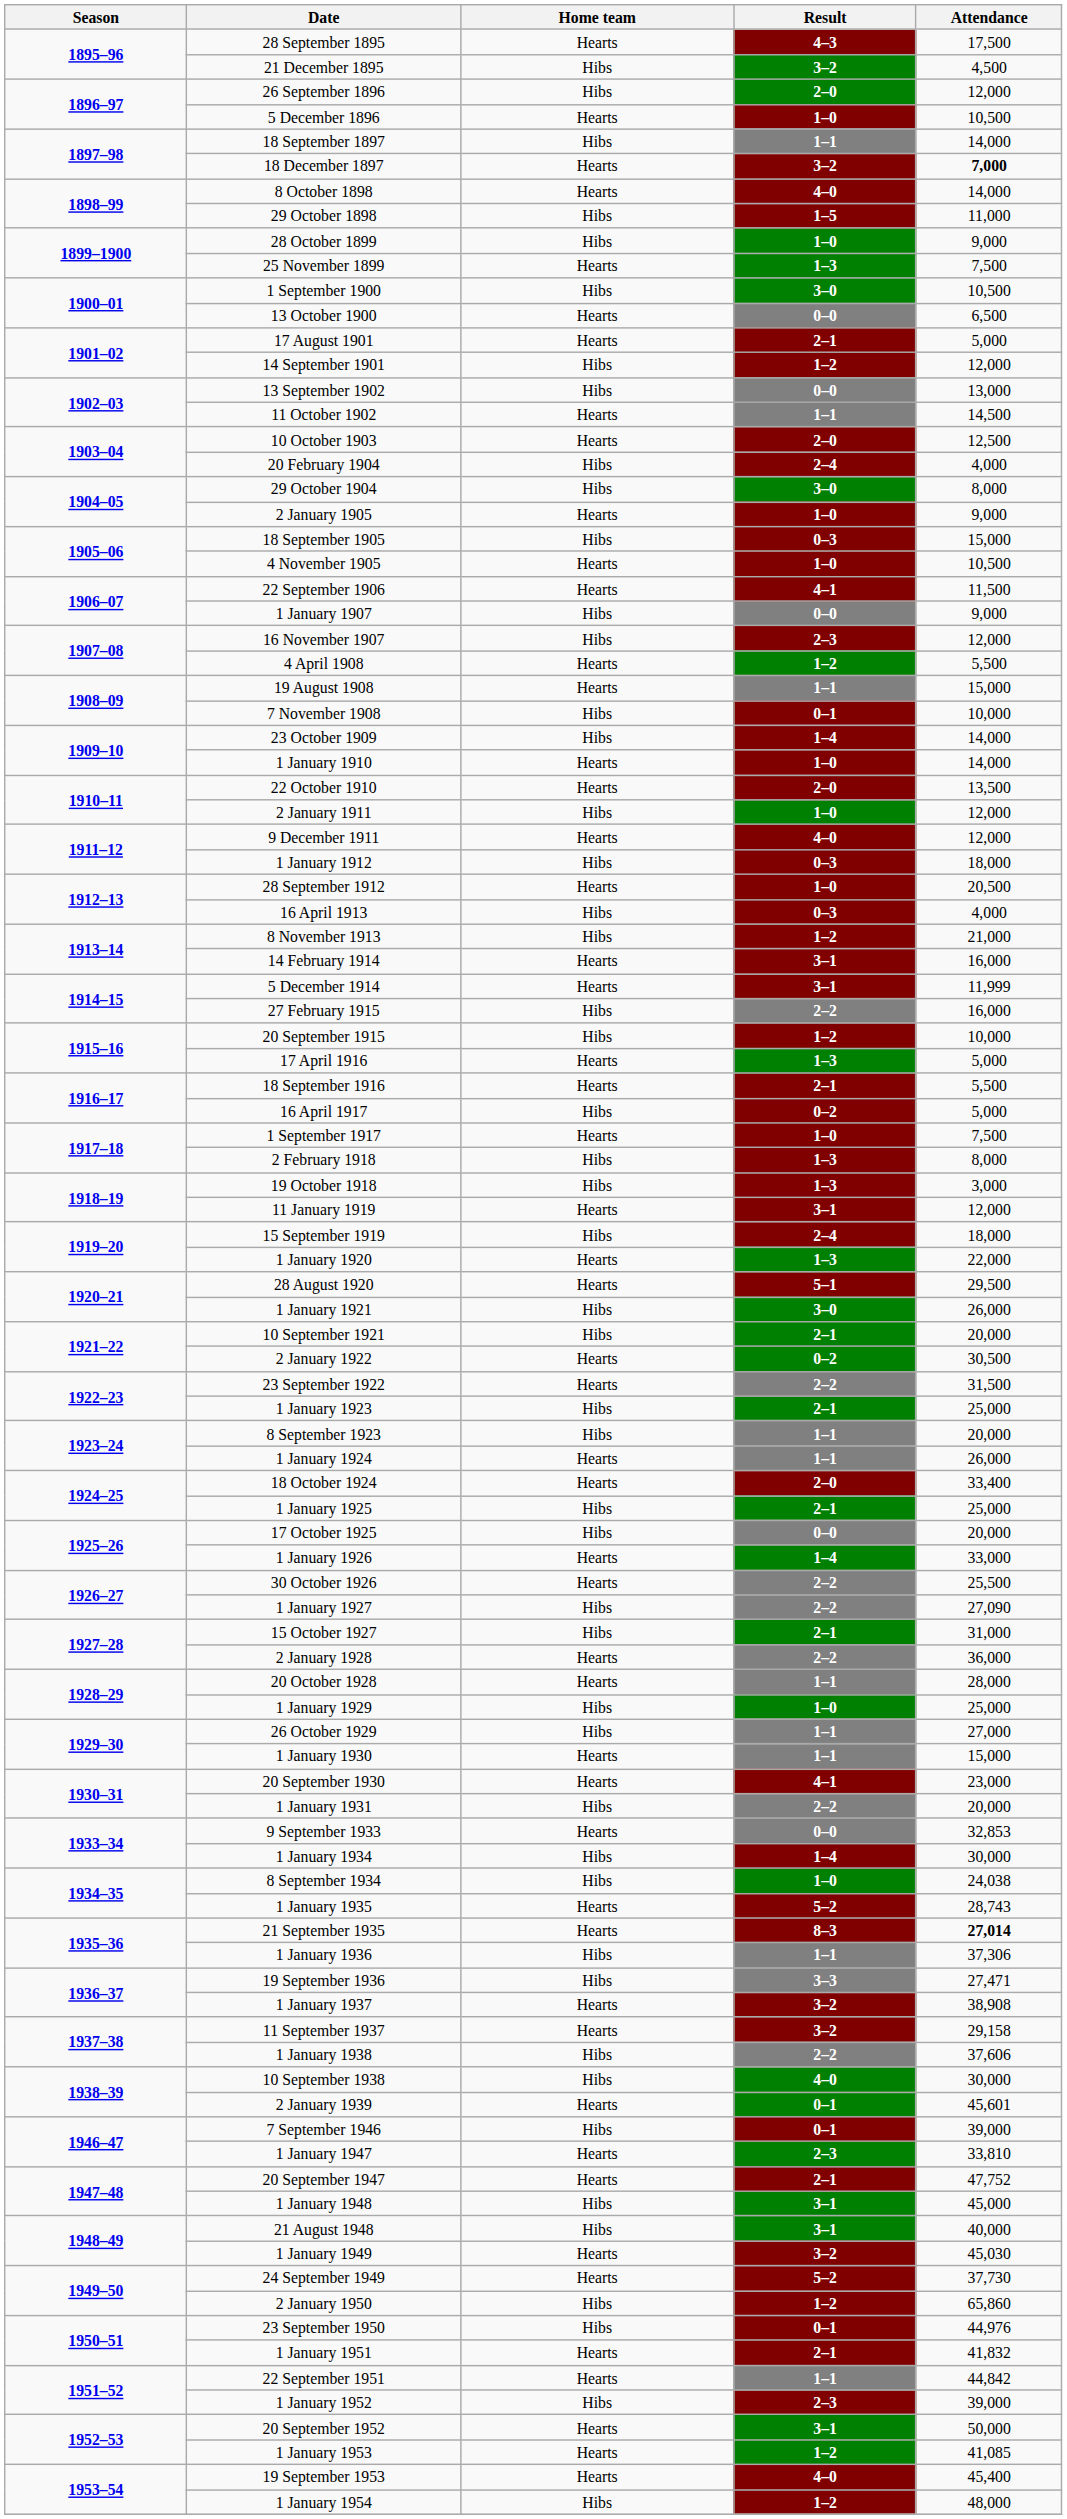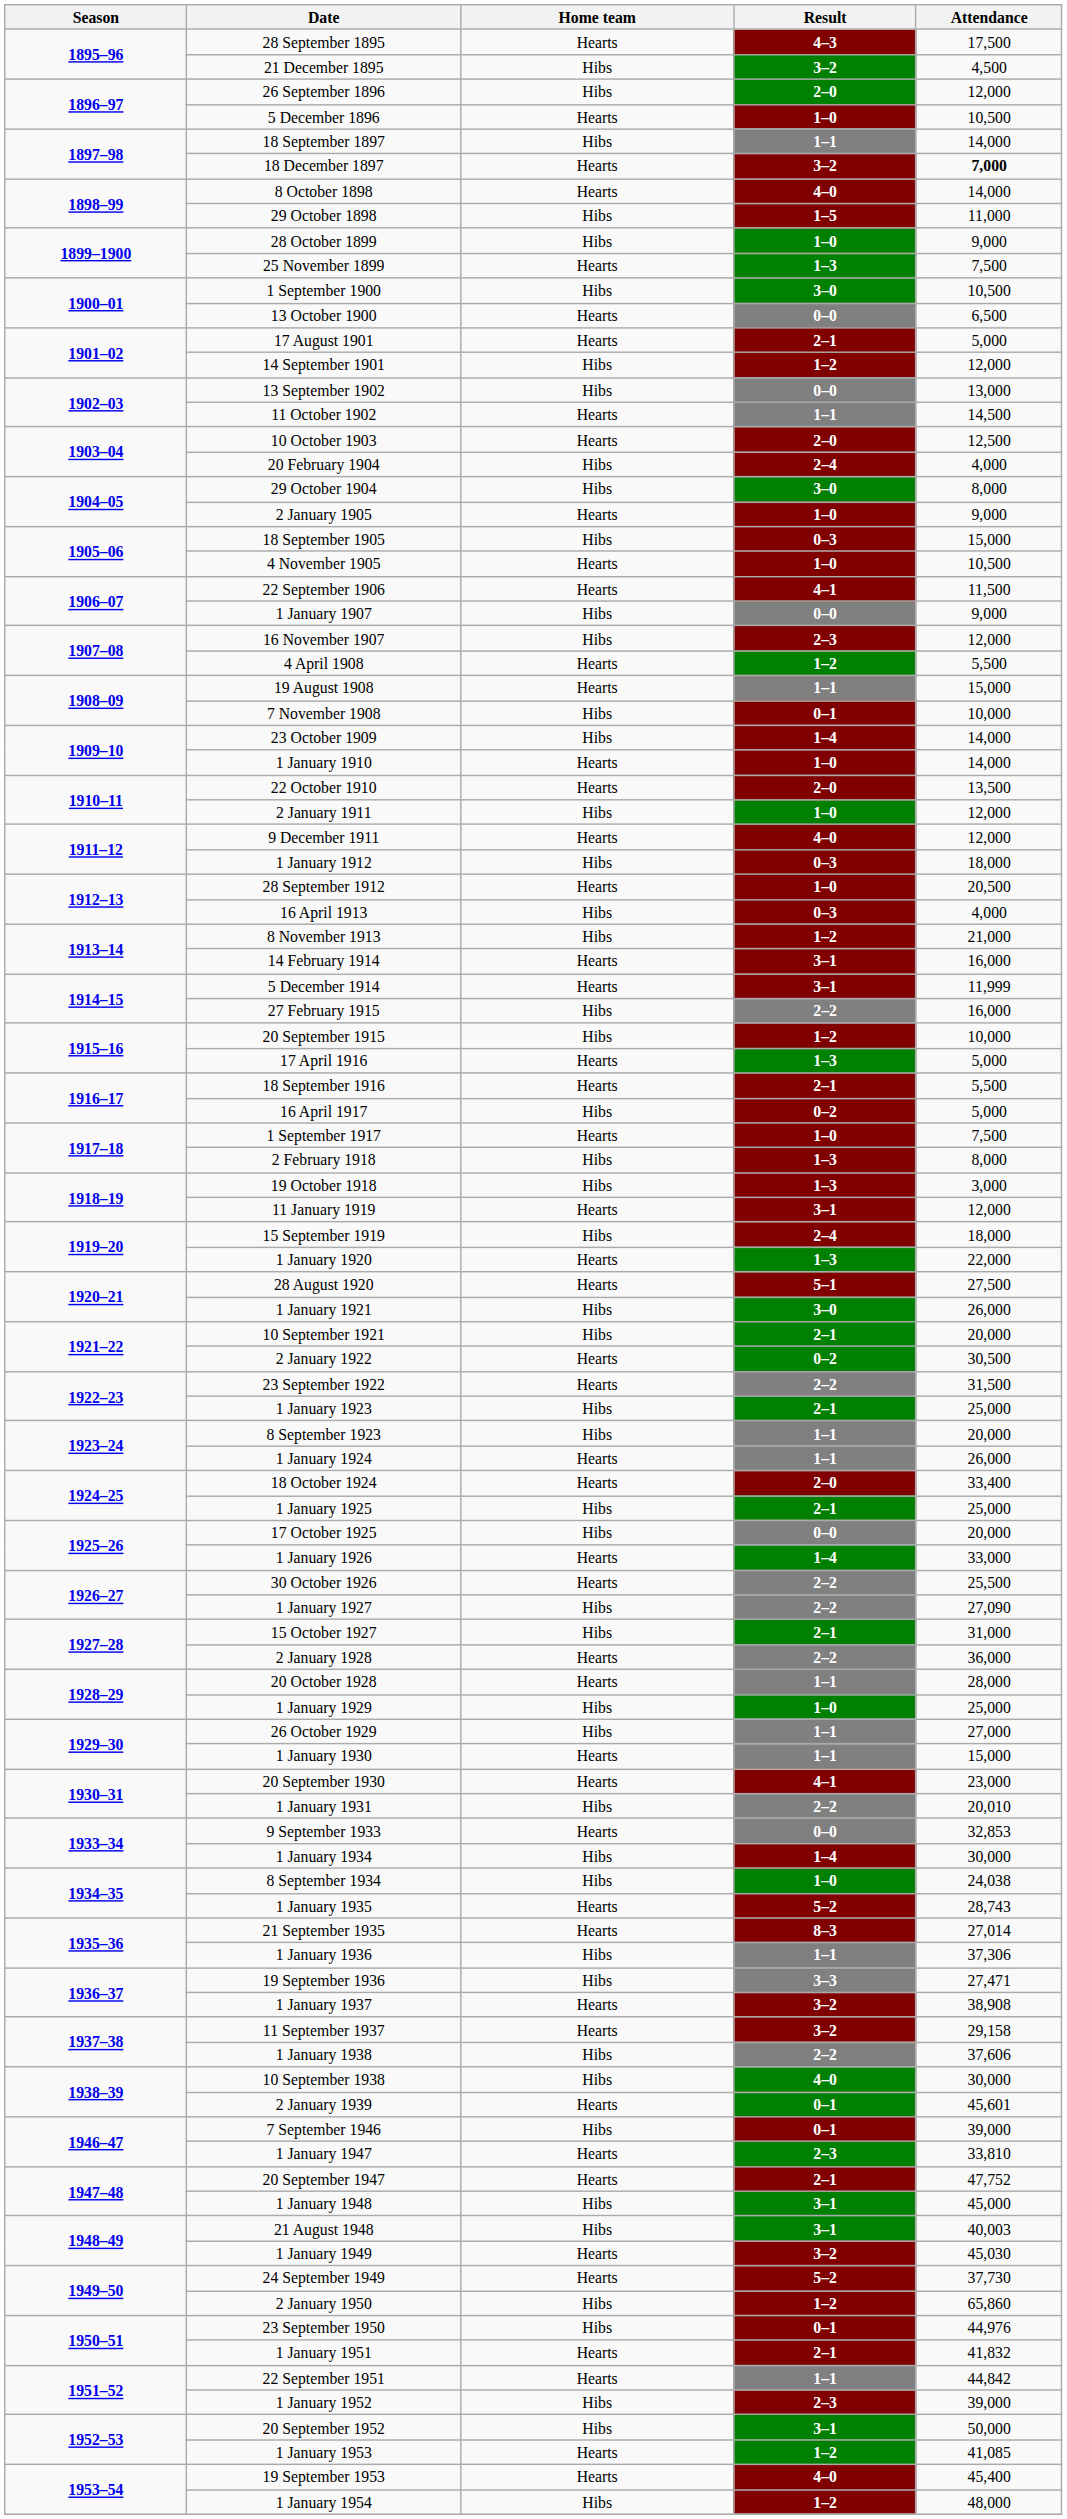(989, 1284) 29,500 -> (989, 1284) 27,500
(989, 1806) 20,000 -> (989, 1806) 20,010
(989, 1930) bold -> (989, 1930) normal
(989, 2228) 40,000 -> (989, 2228) 40,003
(597, 2427) Hearts -> (597, 2427) Hibs
